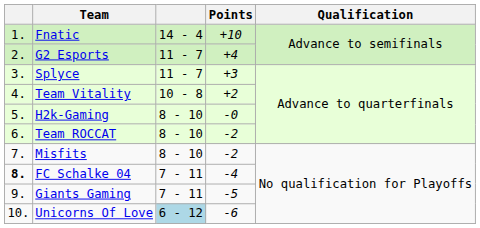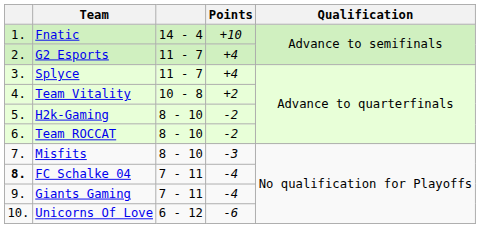(231, 74) +3 -> (231, 74) +4
(231, 114) -0 -> (231, 114) -2
(231, 154) -2 -> (231, 154) -3
(231, 194) -5 -> (231, 194) -4
(181, 214) lightblue background -> (181, 214) no background
